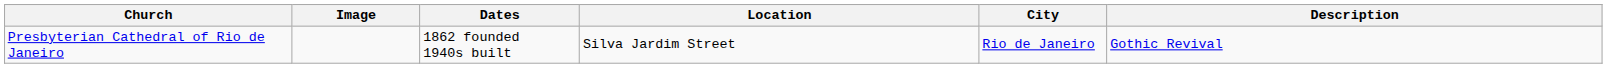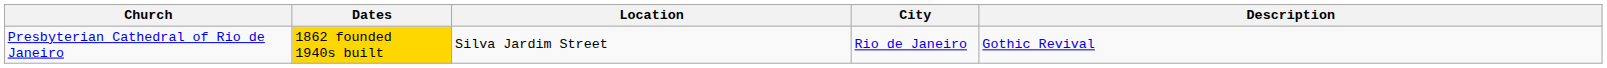- column: (356, 15)
(471, 45) no background -> (344, 45) gold background
